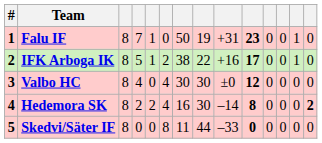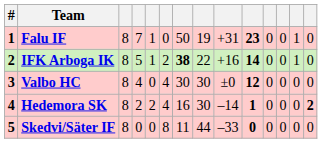(183, 60) normal -> (183, 60) bold
(253, 60) 17 -> (253, 60) 14
(253, 104) 8 -> (253, 104) 1
